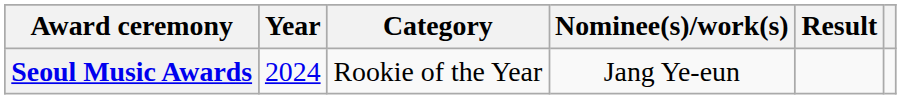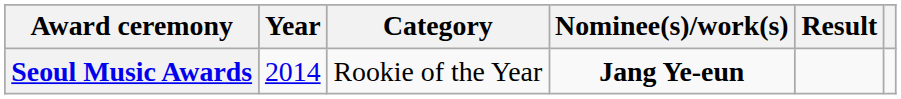(293, 70) 2024 -> (293, 70) 2014
(672, 70) normal -> (672, 70) bold
